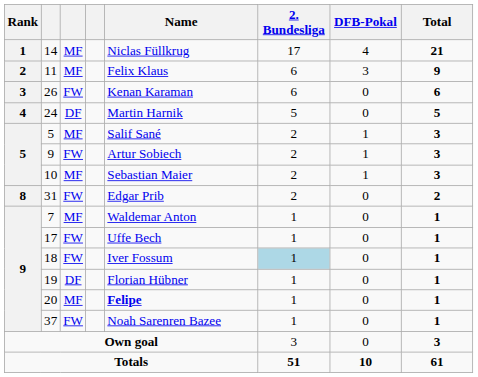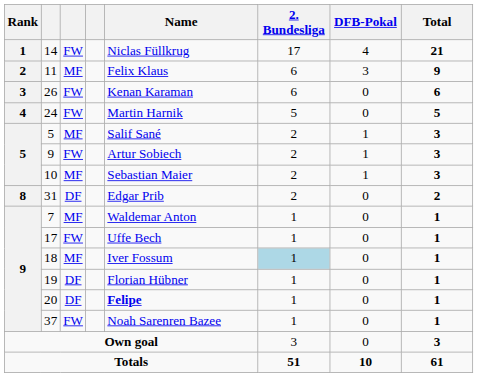(73, 50) MF -> (73, 50) FW
(73, 112) DF -> (73, 112) FW
(73, 196) FW -> (73, 196) DF
(73, 258) FW -> (73, 258) MF
(73, 300) MF -> (73, 300) DF
